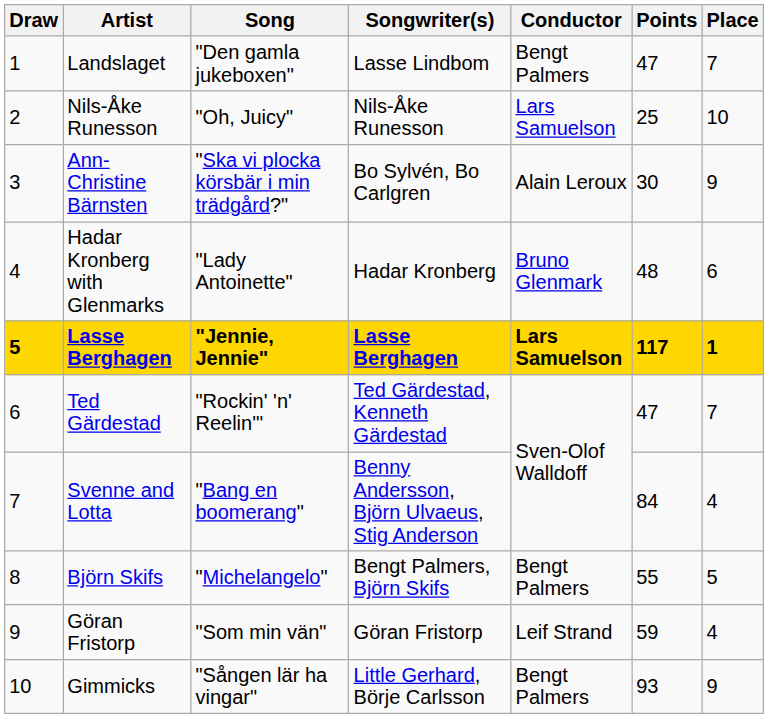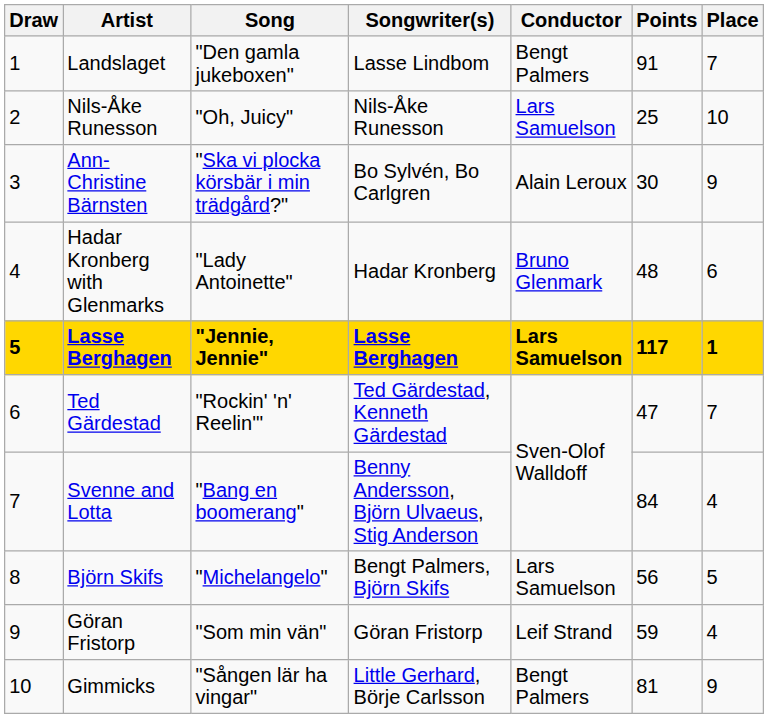(647, 63) 47 -> (647, 63) 91
(552, 577) Bengt Palmers -> (566, 577) Lars Samuelson
(647, 577) 55 -> (647, 577) 56
(647, 686) 93 -> (647, 686) 81
